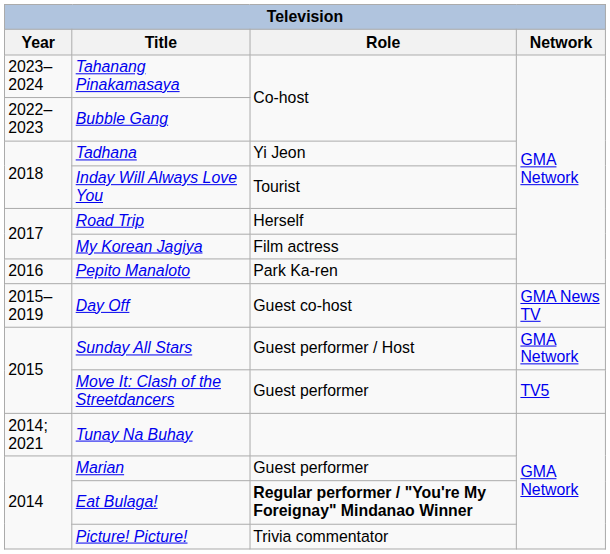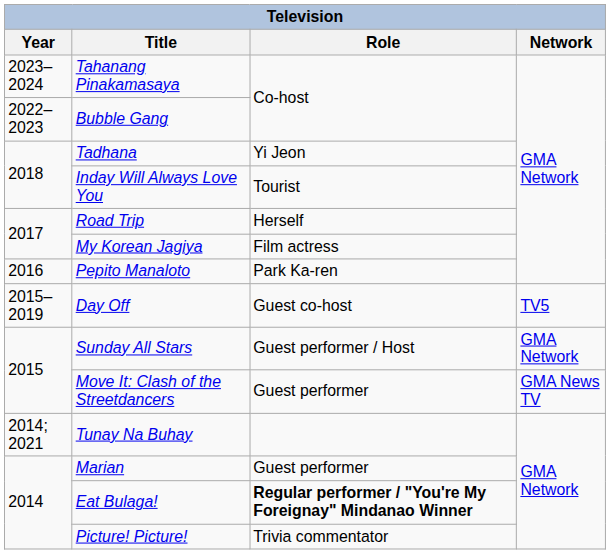(560, 305) GMA News TV -> (535, 305) TV5
(535, 391) TV5 -> (560, 391) GMA News TV
